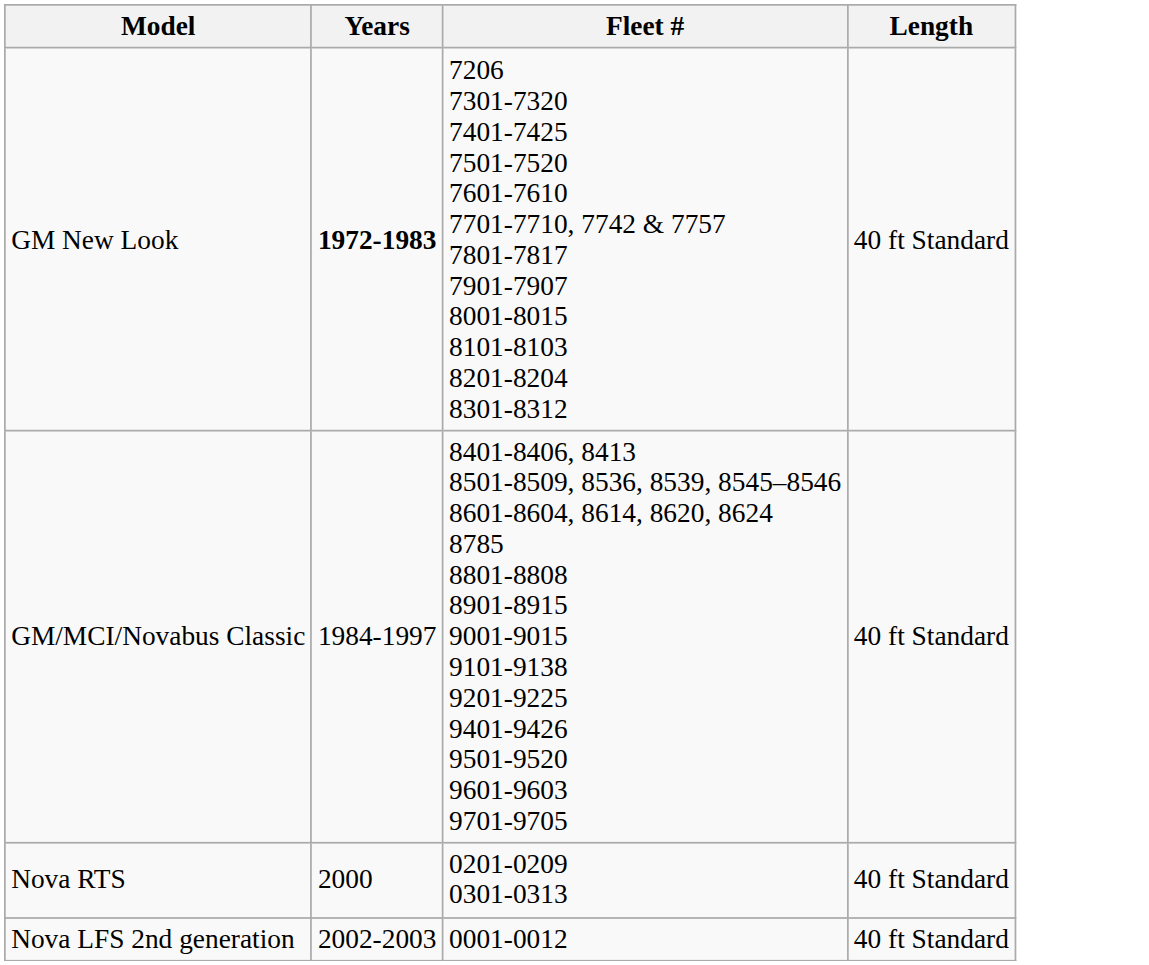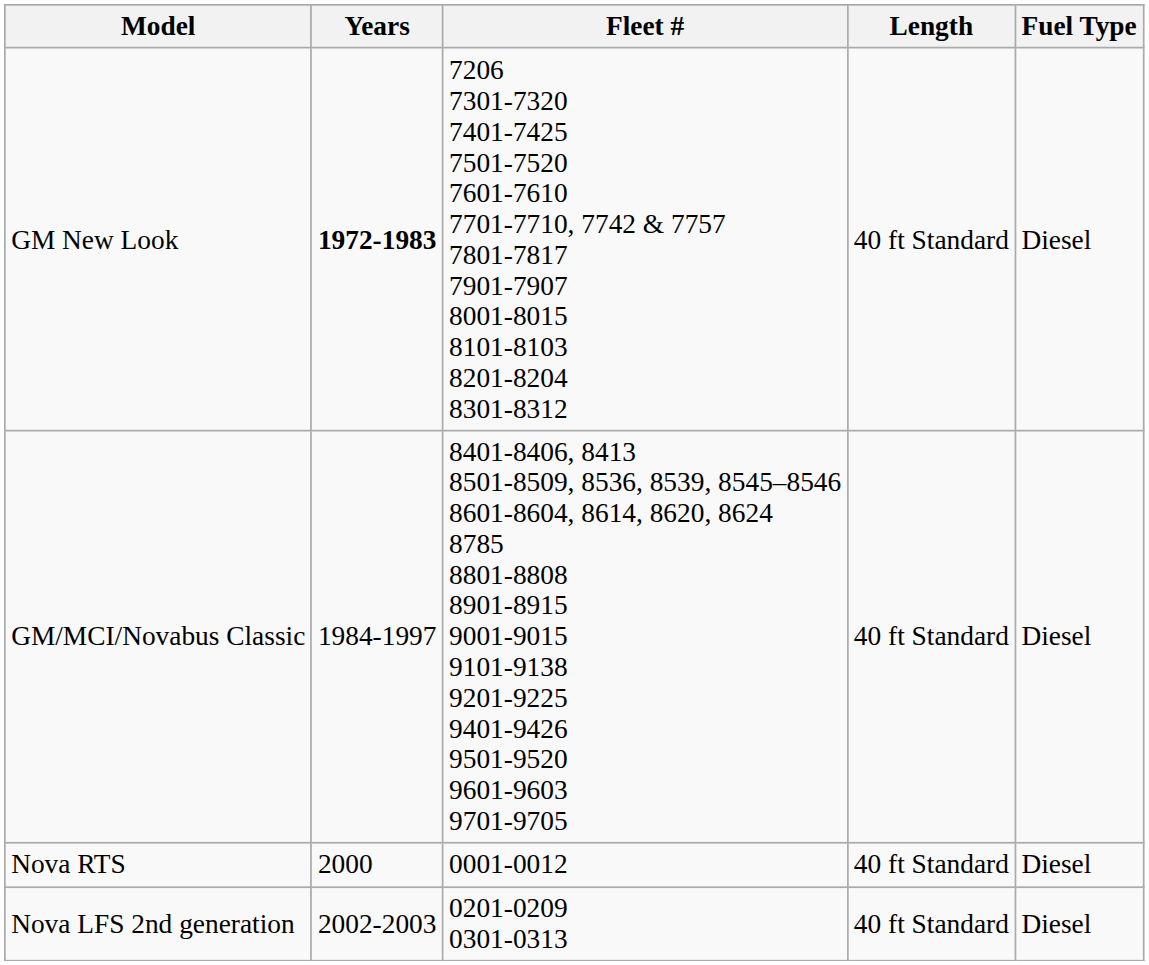+ column: (1079, 26)
(508, 879) 0201-0209 0301-0313 -> (508, 864) 0001-0012
(508, 938) 0001-0012 -> (508, 923) 0201-0209 0301-0313
